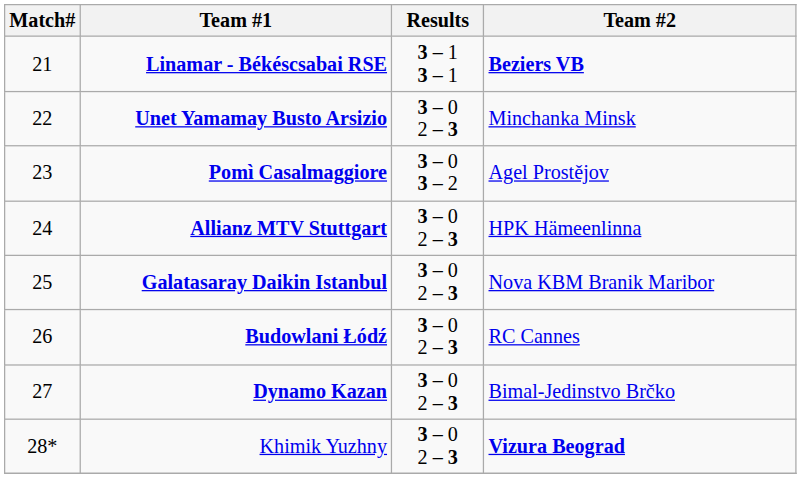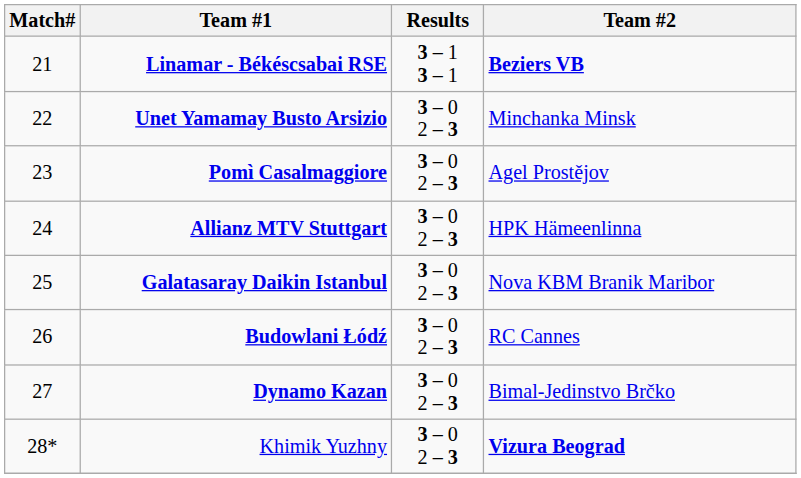(438, 173) 3 – 0 3 – 2 -> (438, 173) 3 – 0 2 – 3
